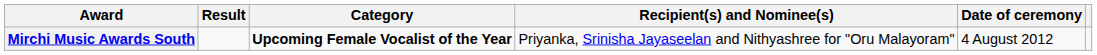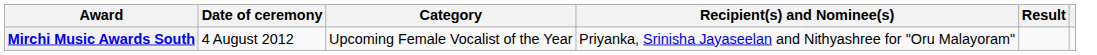columns swapped: (1022, 15) <-> (224, 15)
(382, 38) bold -> (451, 38) normal
